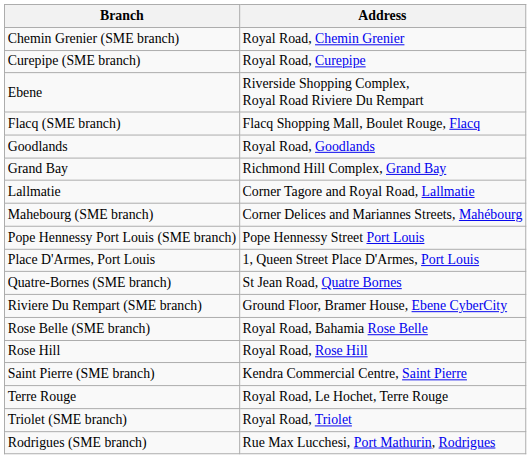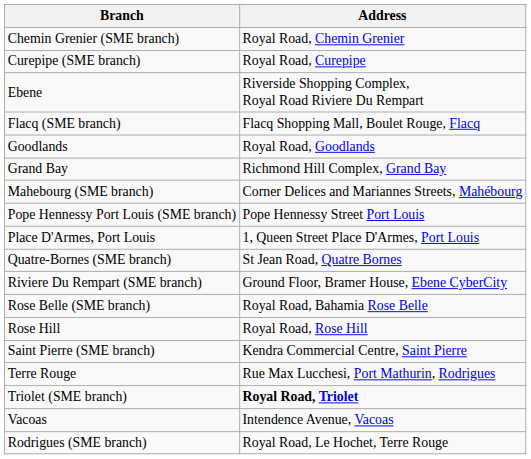- row: (34, 192)
(345, 397) Royal Road, Le Hochet, Terre Rouge -> (369, 374) Rue Max Lucchesi, Port Mathurin, Rodrigues
(297, 420) normal -> (300, 397) bold
+ row: (27, 420)
(369, 443) Rue Max Lucchesi, Port Mathurin, Rodrigues -> (345, 443) Royal Road, Le Hochet, Terre Rouge
